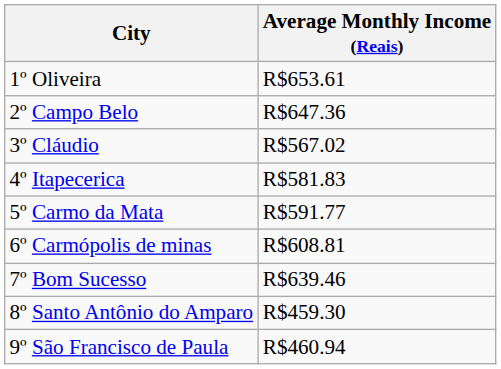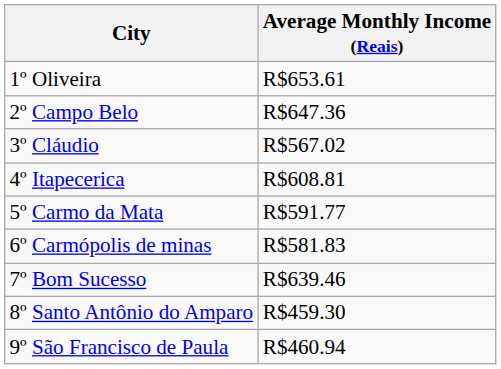(304, 178) R$581.83 -> (304, 178) R$608.81
(304, 245) R$608.81 -> (304, 245) R$581.83
